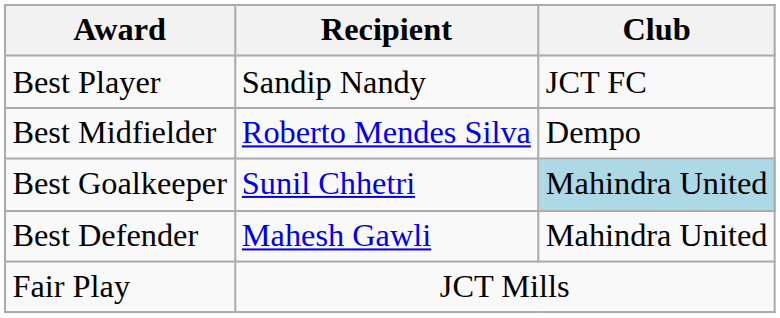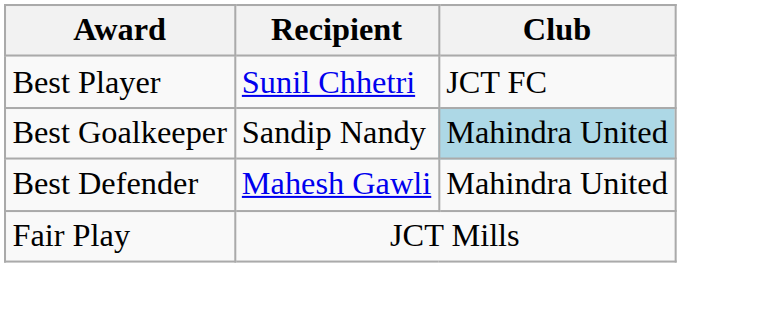(334, 81) Sandip Nandy -> (328, 81) Sunil Chhetri
- row: (114, 132)
(328, 183) Sunil Chhetri -> (334, 132) Sandip Nandy
